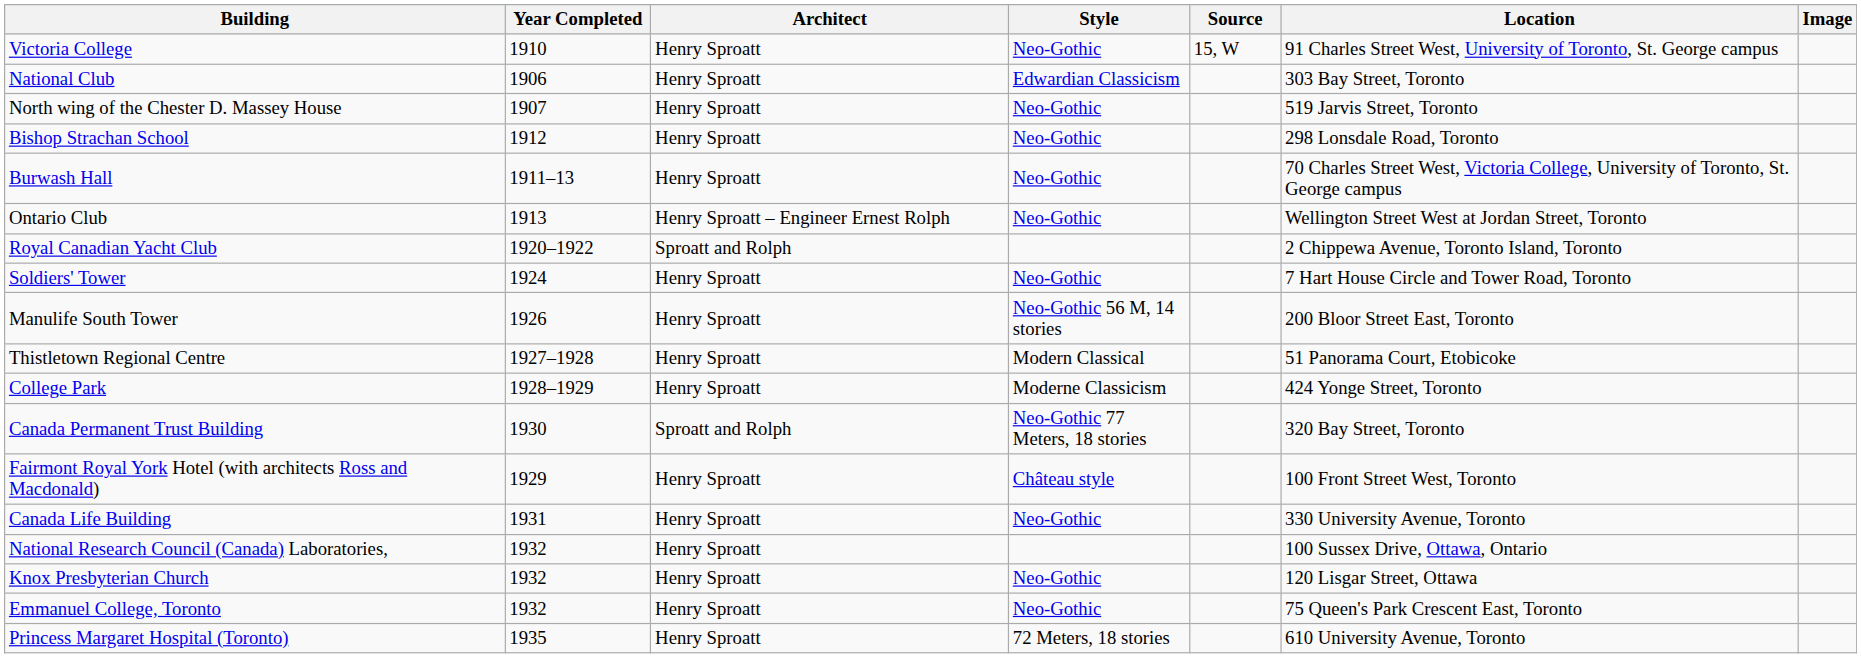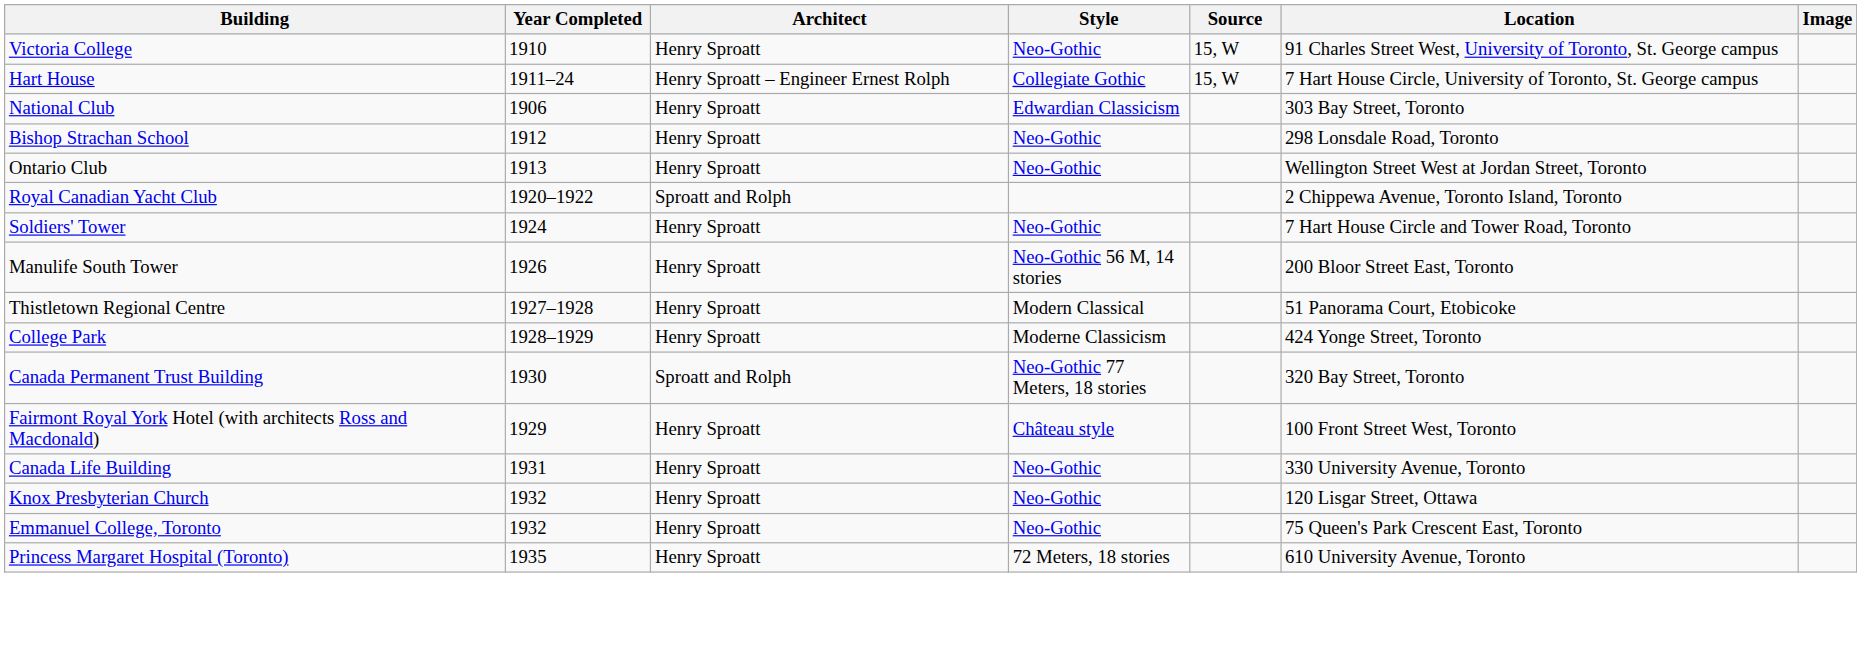+ row: (52, 78)
- row: (175, 108)
- row: (61, 178)
(803, 218) Henry Sproatt – Engineer Ernest Rolph -> (708, 167) Henry Sproatt
- row: (198, 548)
